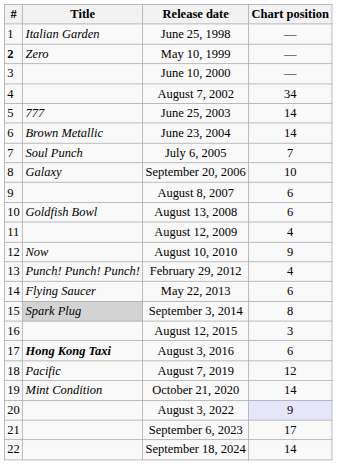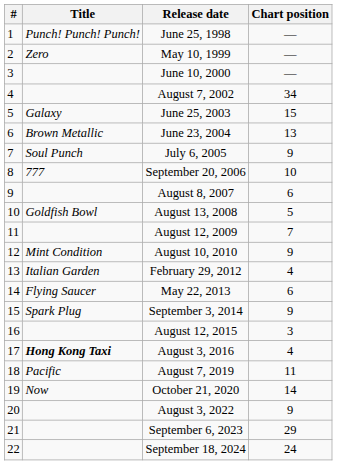(63, 34) Italian Garden -> (83, 34) Punch! Punch! Punch!
(10, 53) bold -> (10, 53) normal
(35, 113) 777 -> (44, 113) Galaxy
(290, 113) 14 -> (290, 113) 15
(290, 133) 14 -> (290, 133) 13
(290, 152) 7 -> (290, 152) 9
(44, 172) Galaxy -> (35, 172) 777
(290, 212) 6 -> (290, 212) 5
(290, 232) 4 -> (290, 232) 7
(37, 251) Now -> (64, 251) Mint Condition
(83, 271) Punch! Punch! Punch! -> (63, 271) Italian Garden
(53, 311) lightgrey background -> (53, 311) no background
(290, 311) 8 -> (290, 311) 9
(290, 350) 6 -> (290, 350) 4
(290, 370) 12 -> (290, 370) 11
(64, 390) Mint Condition -> (37, 390) Now
(290, 410) lavender background -> (290, 410) no background
(290, 430) 17 -> (290, 430) 29
(290, 449) 14 -> (290, 449) 24
